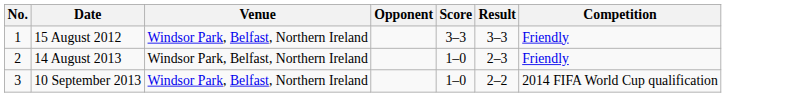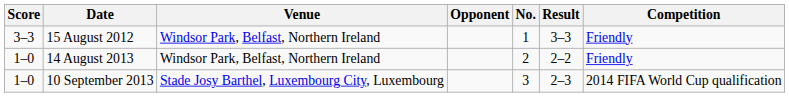columns swapped: (18, 15) <-> (456, 15)
(497, 59) 2–3 -> (561, 59) 2–2
(258, 80) Windsor Park, Belfast, Northern Ireland -> (302, 80) Stade Josy Barthel, Luxembourg City, Luxembourg
(497, 80) 2–2 -> (561, 80) 2–3
